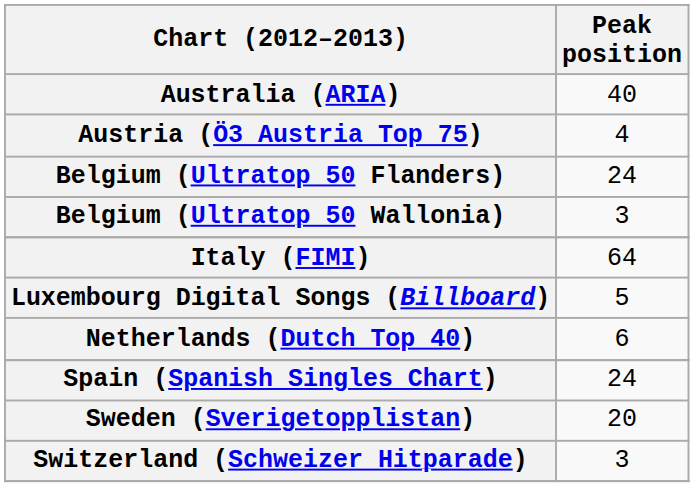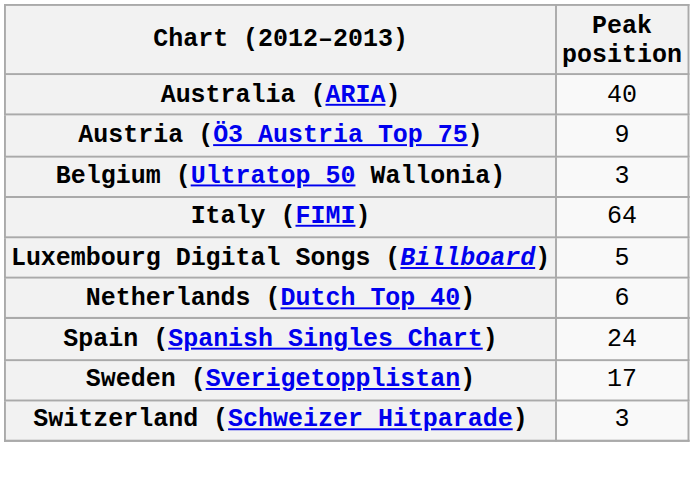(622, 135) 4 -> (622, 135) 9
- row: (281, 176)
(622, 420) 20 -> (622, 380) 17
